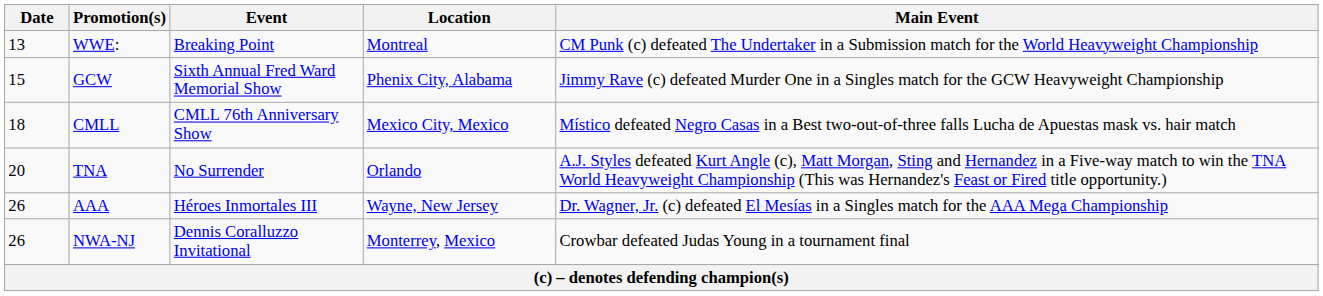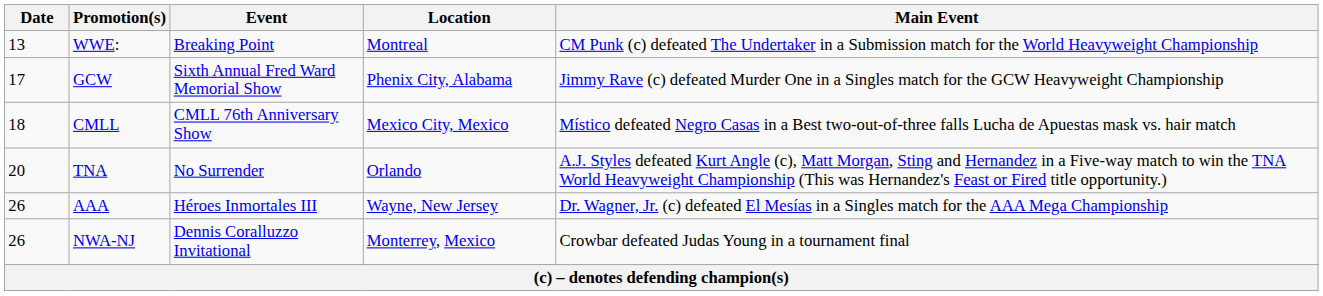(17, 79) 15 -> (17, 79) 17
